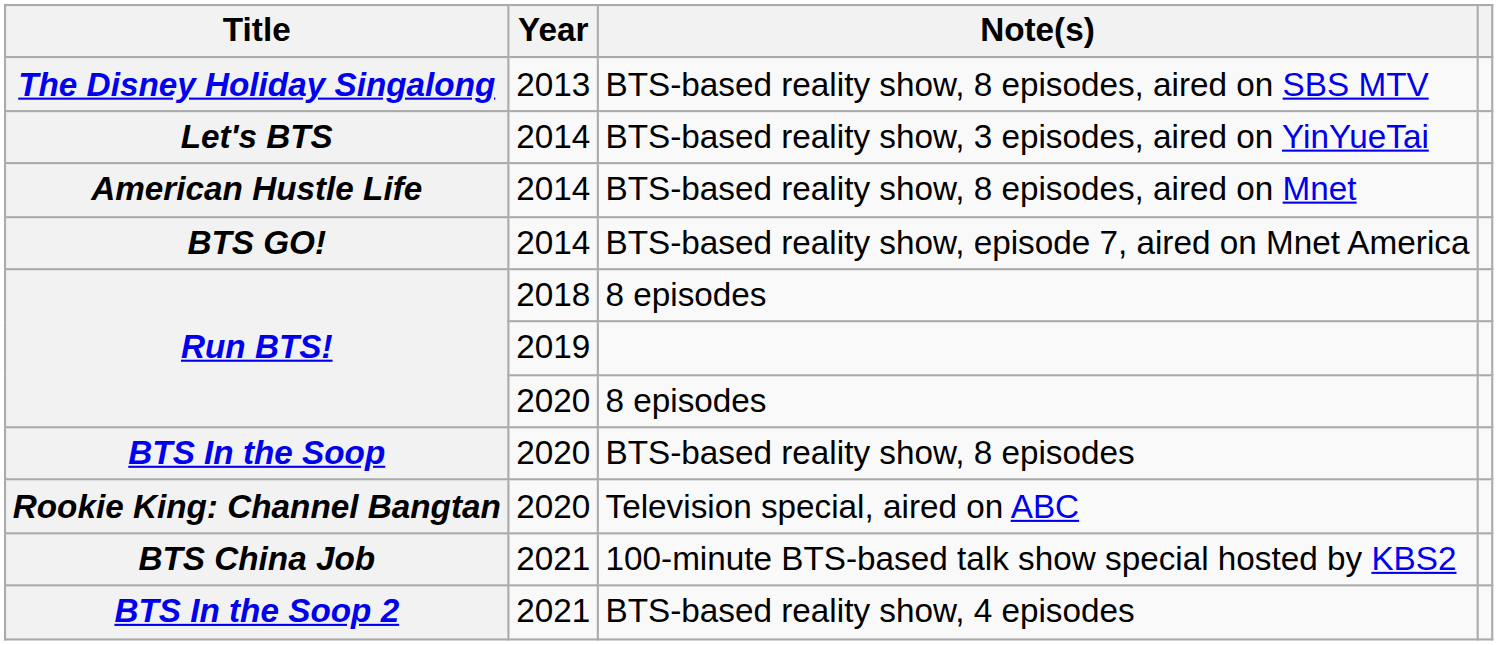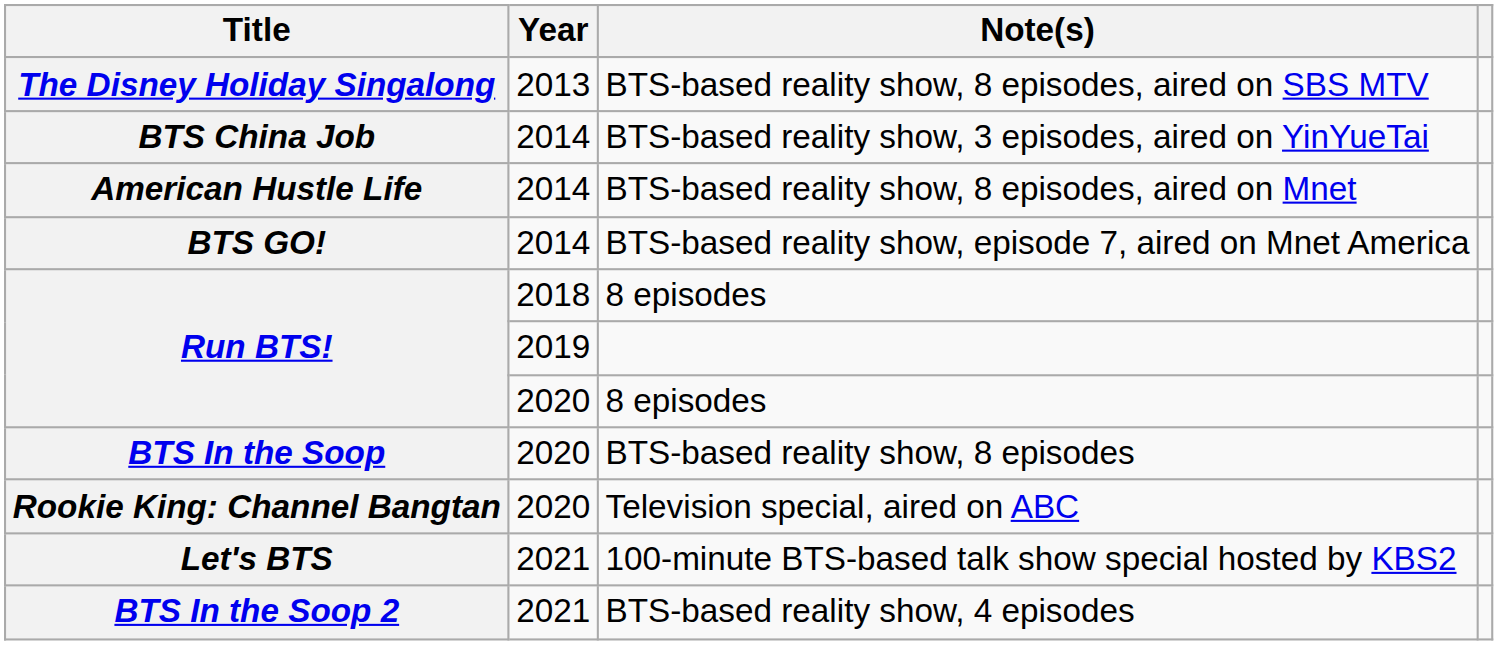(257, 136) Let's BTS -> (257, 136) BTS China Job
(257, 558) BTS China Job -> (257, 558) Let's BTS
